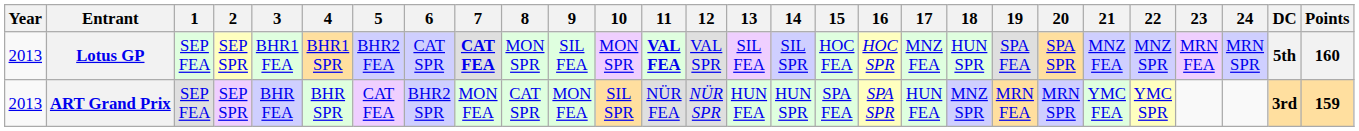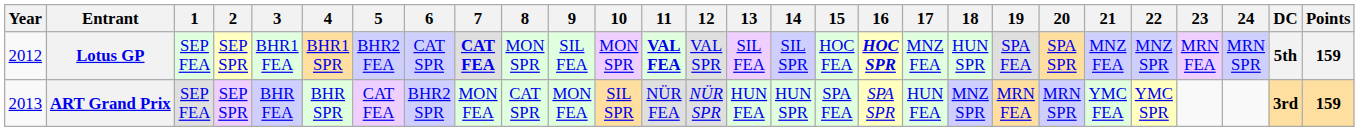(25, 55) 2013 -> (25, 55) 2012
(880, 55) normal -> (881, 55) bold
(1327, 55) 160 -> (1328, 55) 159
